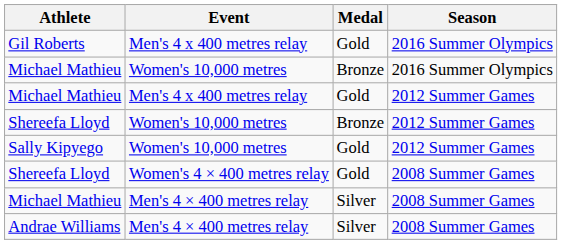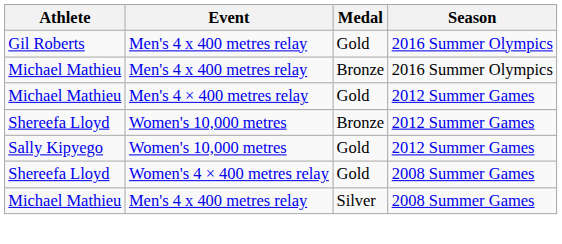(208, 69) Women's 10,000 metres -> (218, 69) Men's 4 x 400 metres relay
(218, 95) Men's 4 x 400 metres relay -> (219, 95) Men's 4 × 400 metres relay
(219, 200) Men's 4 × 400 metres relay -> (218, 200) Men's 4 x 400 metres relay
- row: (64, 226)
